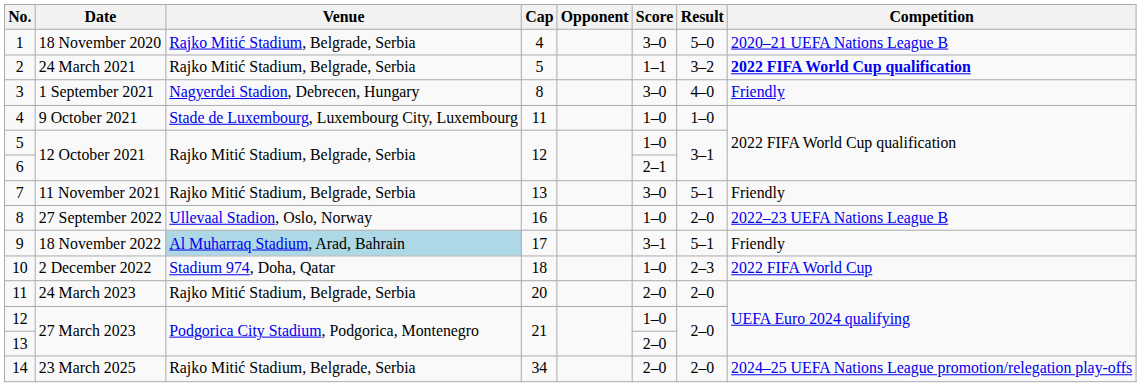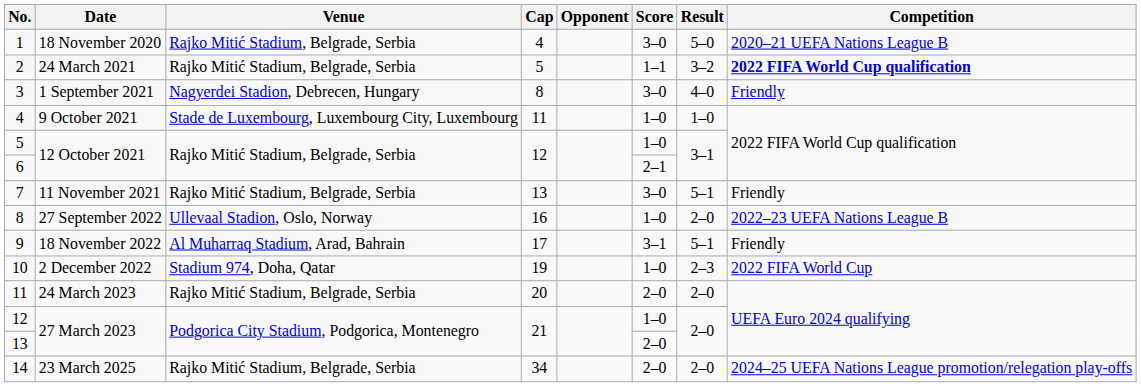(287, 243) lightblue background -> (287, 243) no background
(539, 268) 18 -> (539, 268) 19
